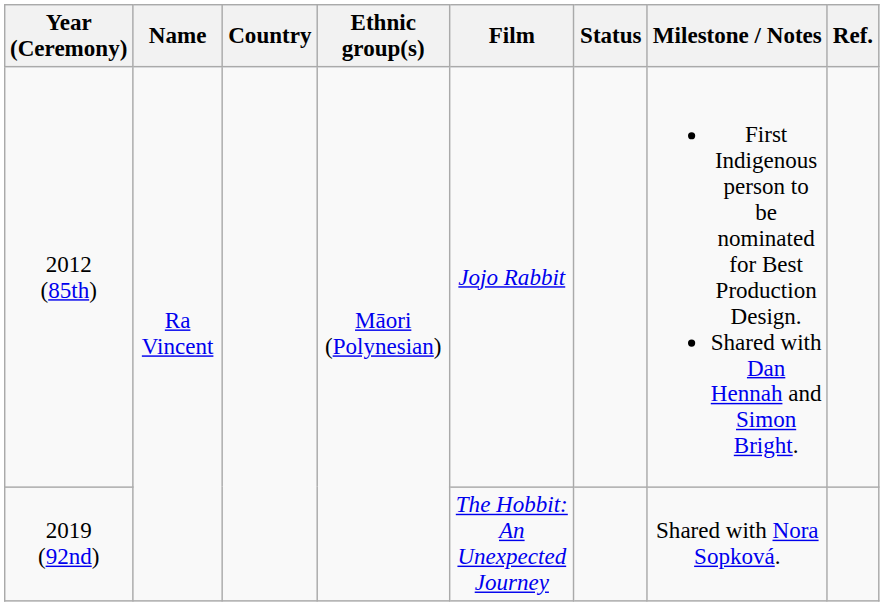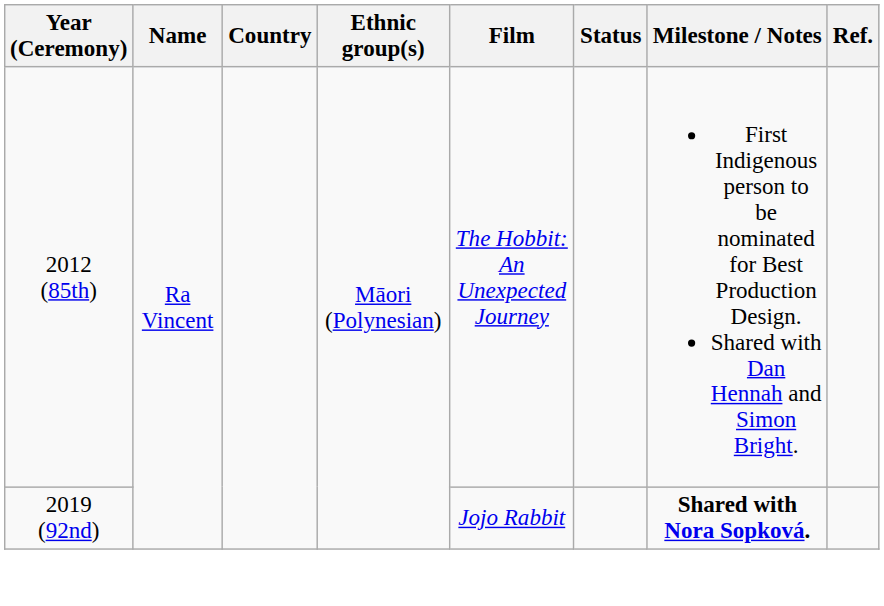(512, 276) Jojo Rabbit -> (512, 276) The Hobbit: An Unexpected Journey
(512, 543) The Hobbit: An Unexpected Journey -> (512, 517) Jojo Rabbit
(737, 543) normal -> (737, 517) bold
